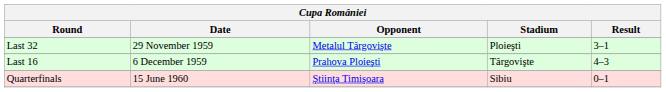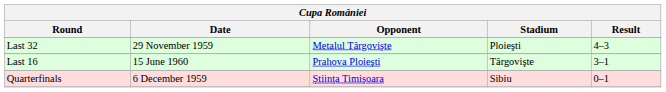(601, 45) 3–1 -> (601, 45) 4–3
(170, 62) 6 December 1959 -> (160, 62) 15 June 1960
(601, 62) 4–3 -> (601, 62) 3–1
(160, 78) 15 June 1960 -> (170, 78) 6 December 1959
